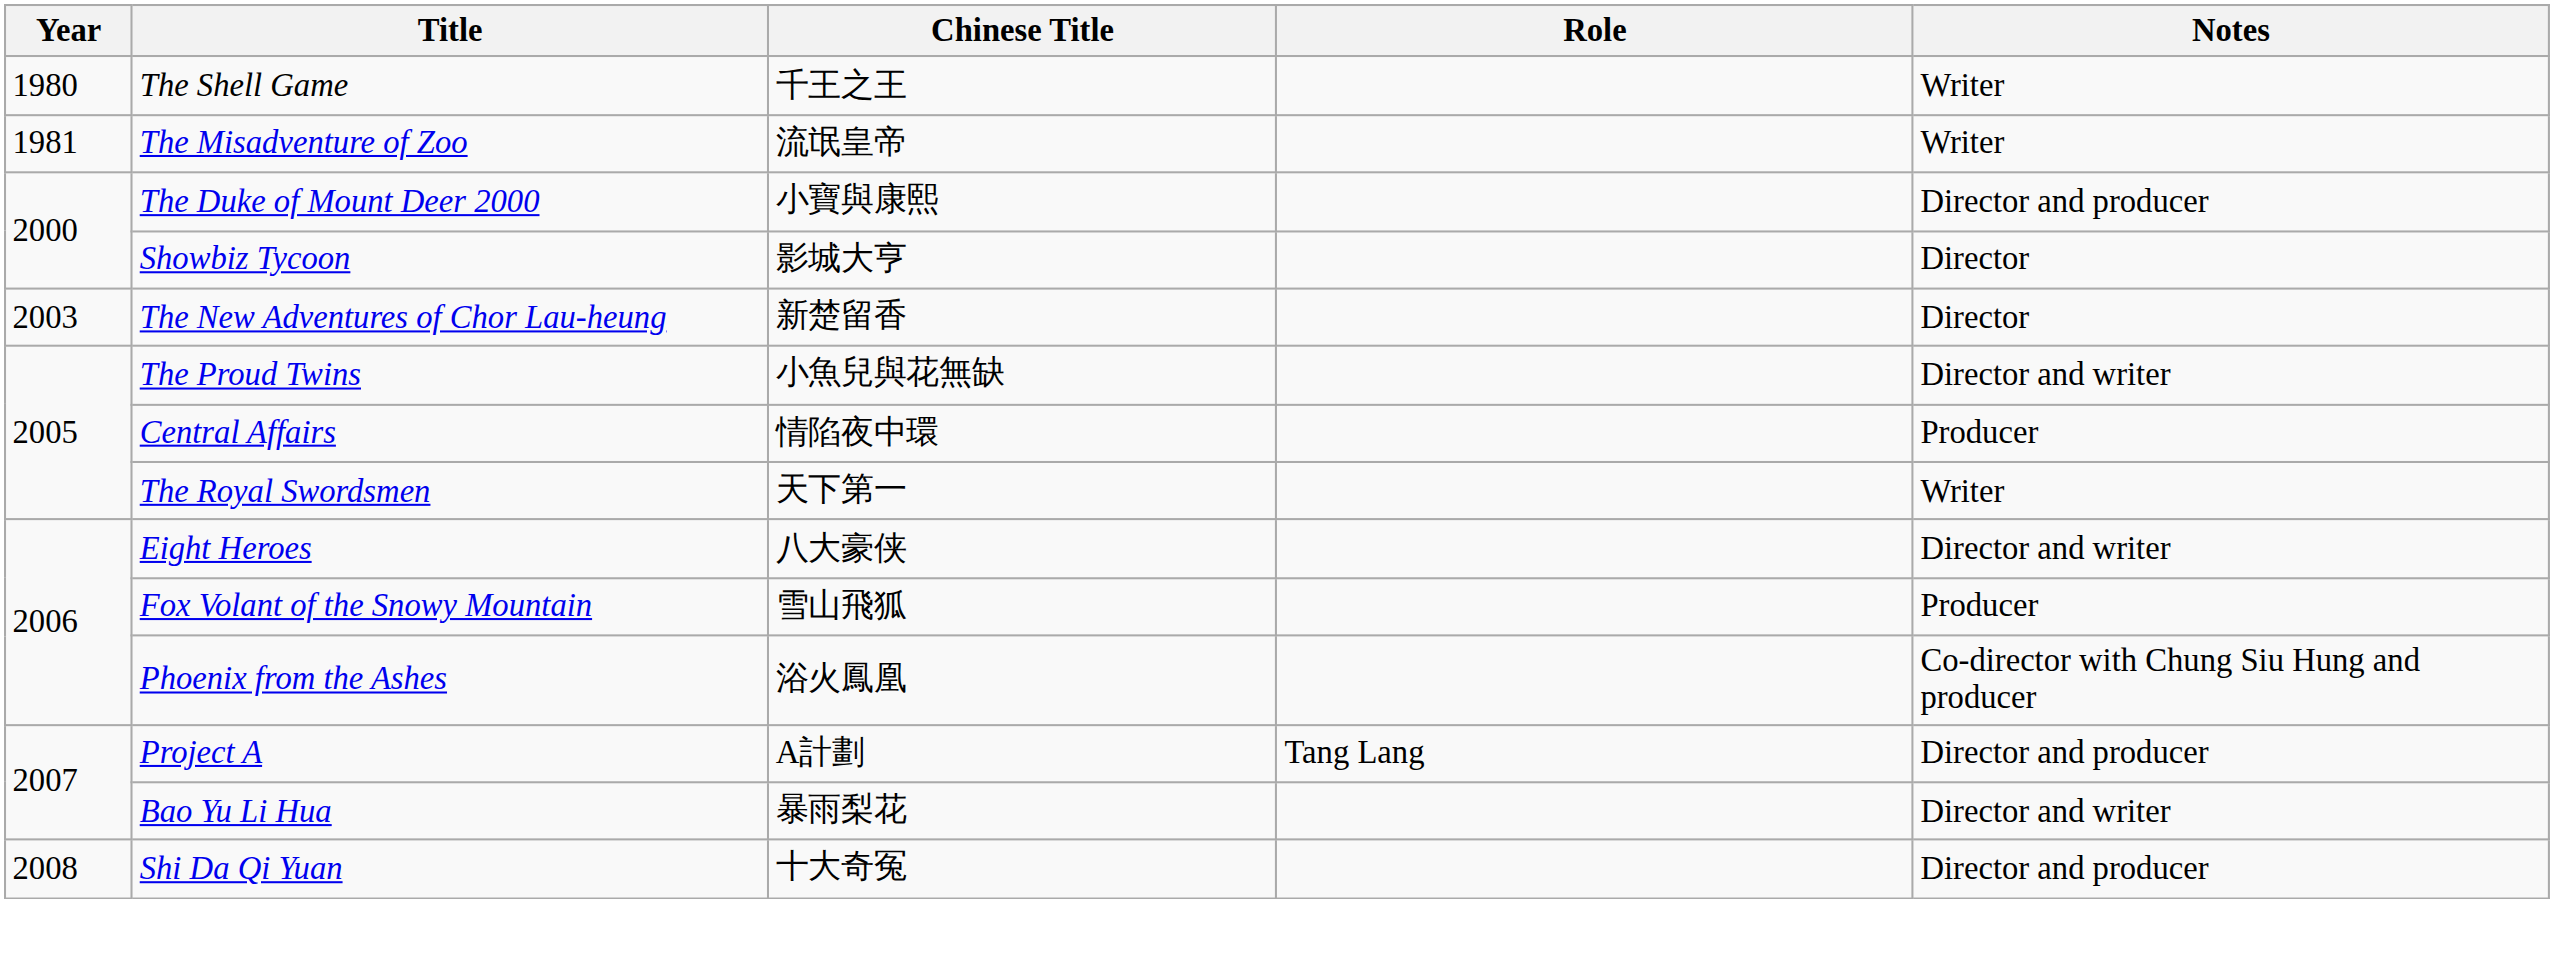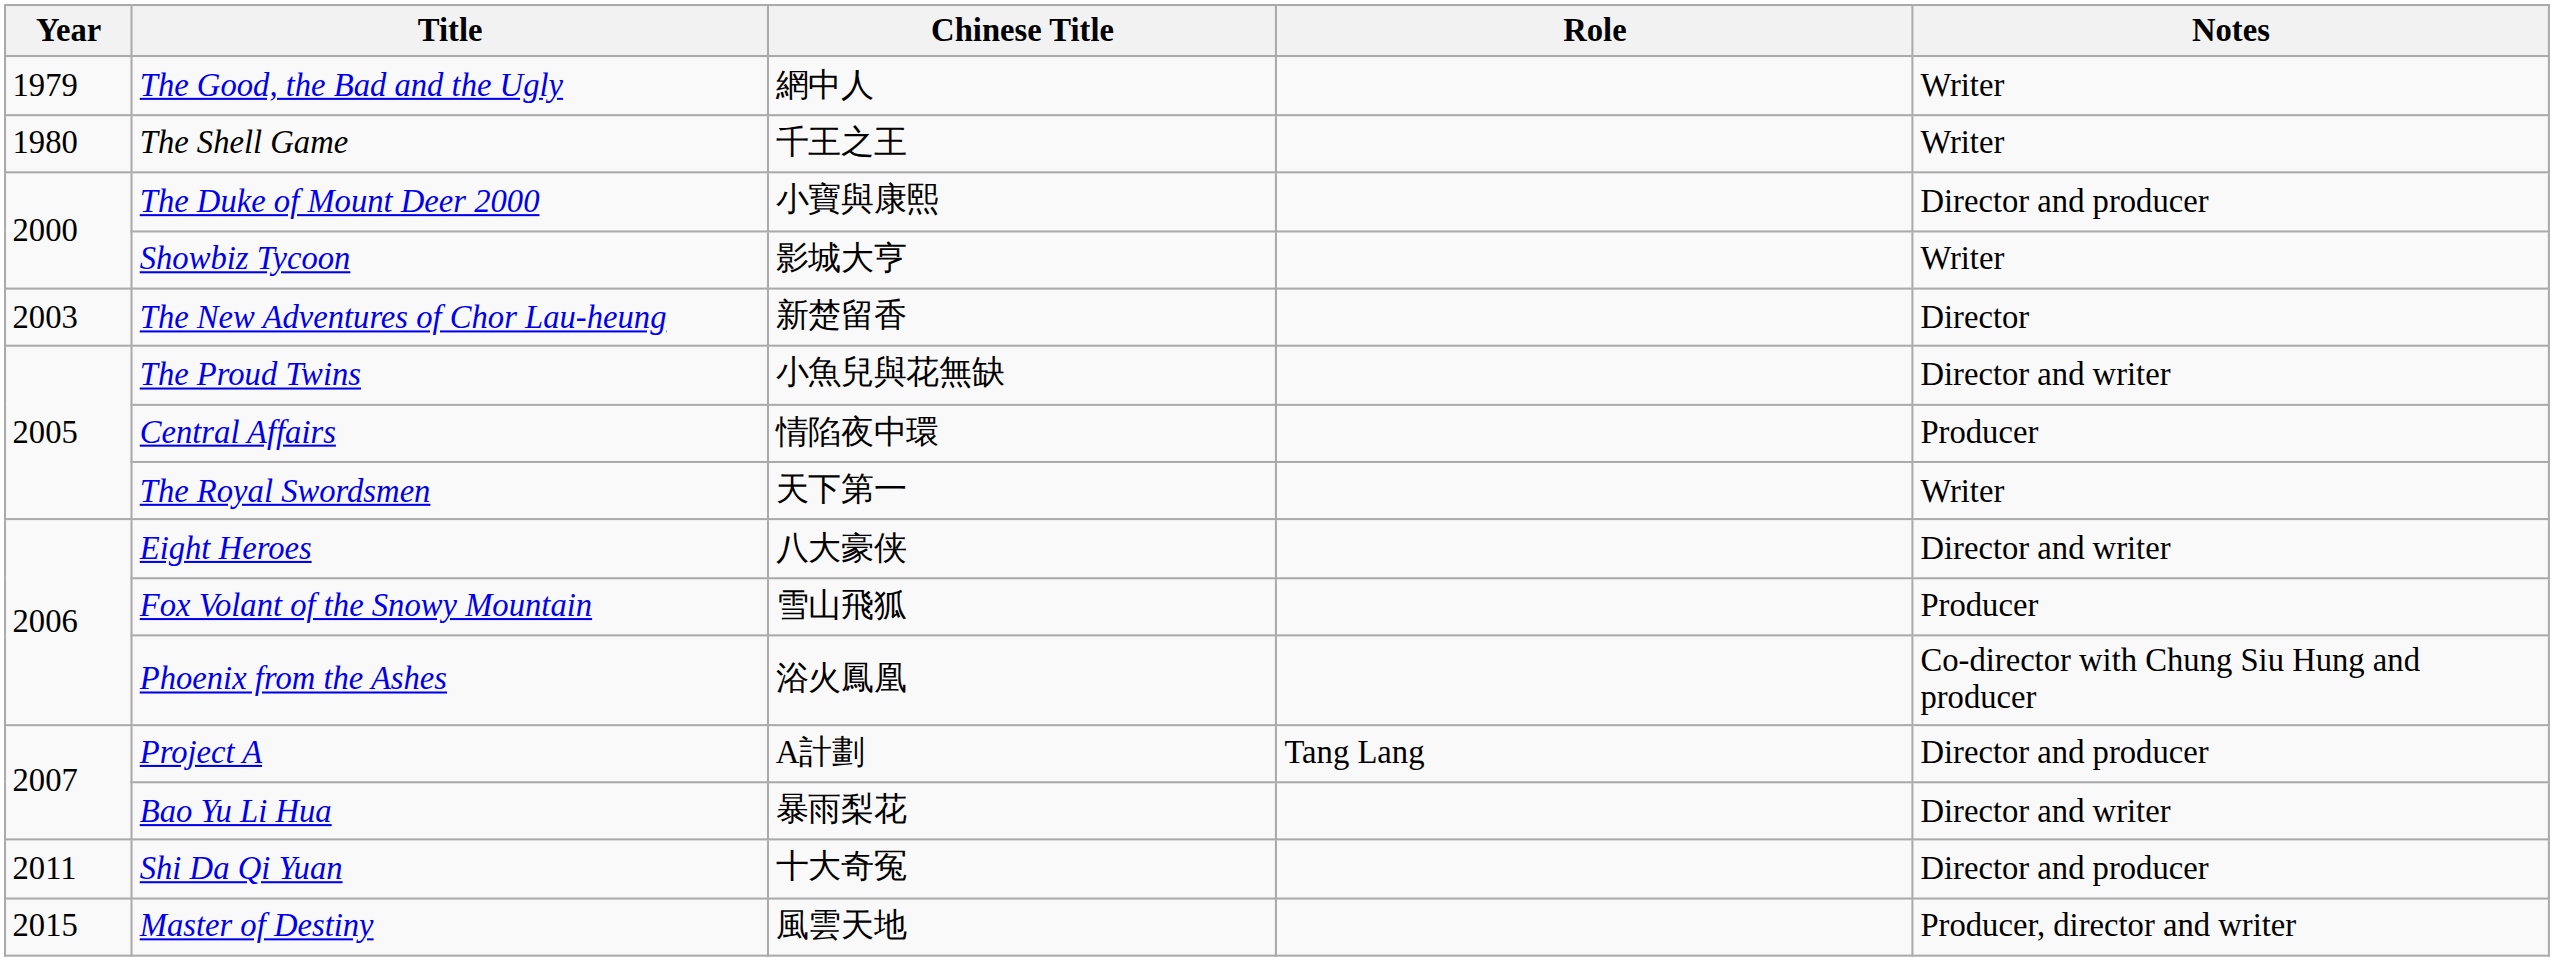+ row: (351, 85)
- row: (304, 143)
(1975, 258) Director -> (1962, 258) Writer
(45, 868) 2008 -> (45, 868) 2011
+ row: (257, 926)
